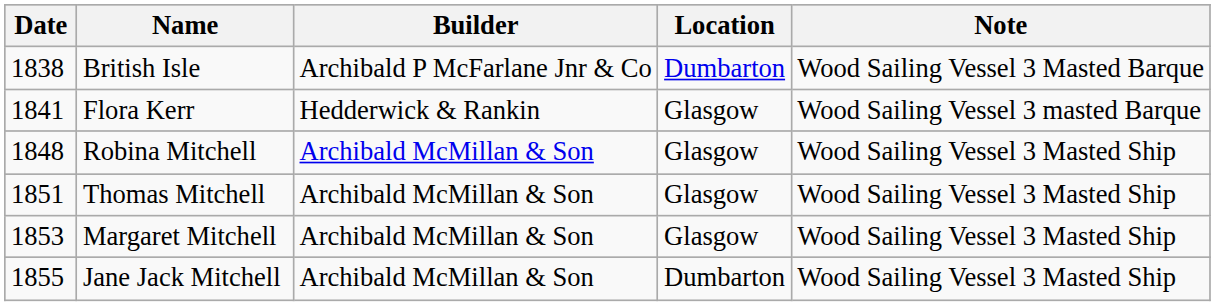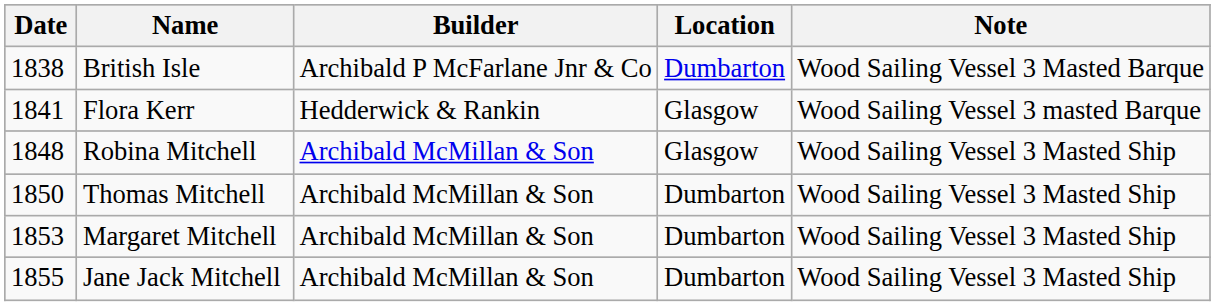(41, 194) 1851 -> (41, 194) 1850
(711, 194) Glasgow -> (725, 194) Dumbarton
(711, 236) Glasgow -> (725, 236) Dumbarton
